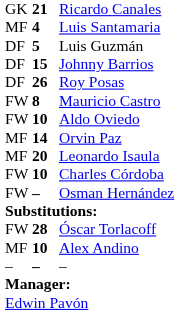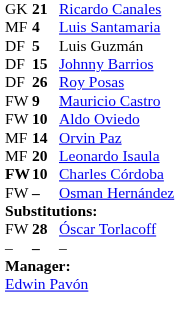(36, 100) 8 -> (36, 100) 9
(17, 174) normal -> (18, 174) bold
- row: (99, 247)
